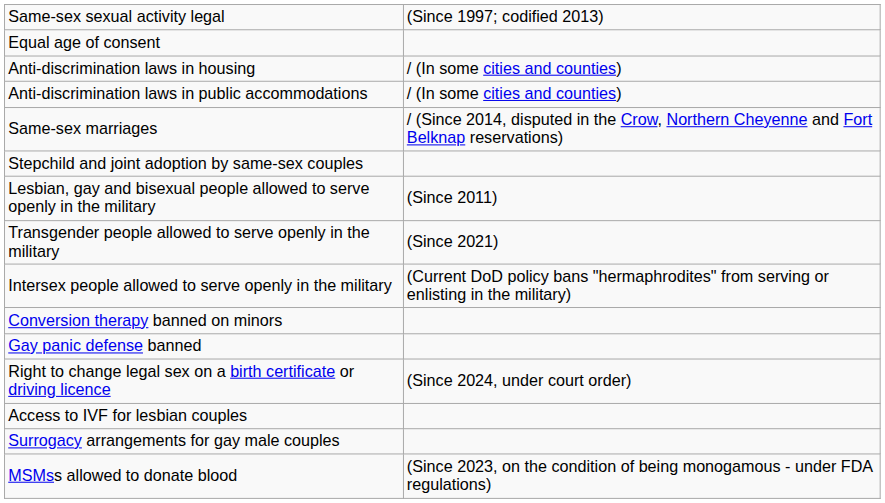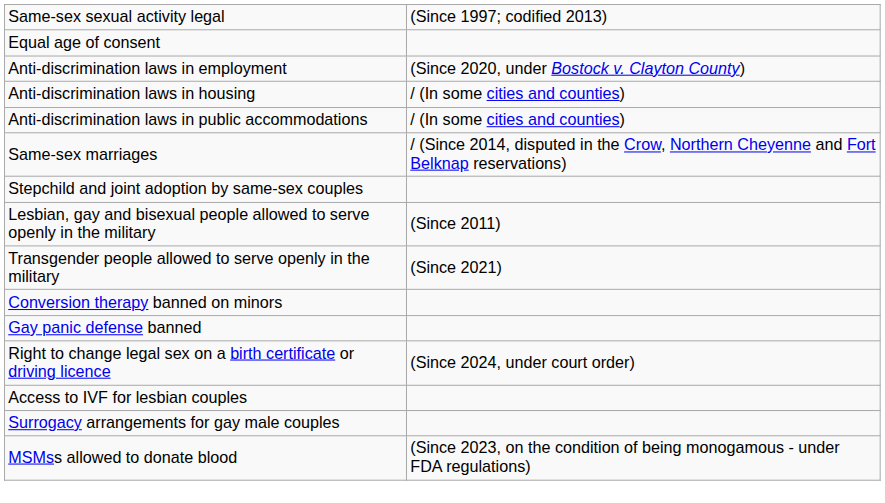+ row: (147, 68)
- row: (200, 285)
